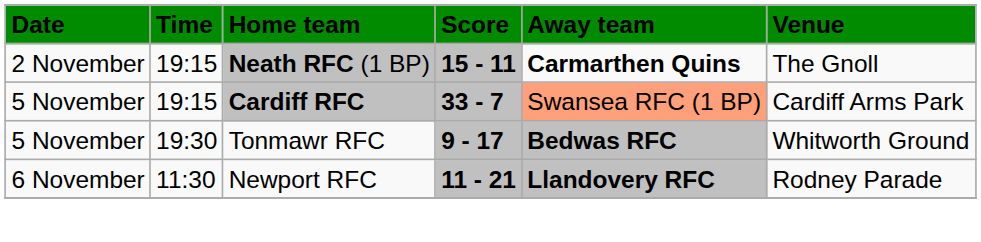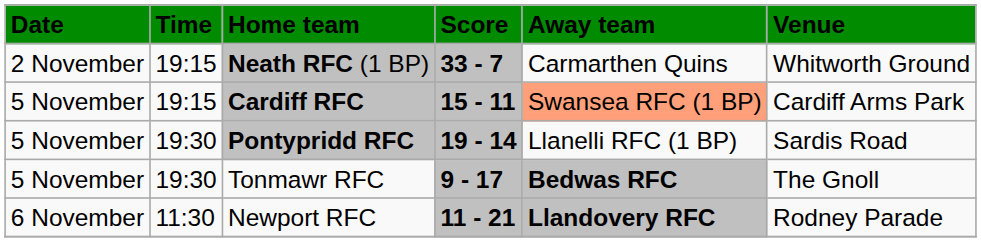(479, 63) 15 - 11 -> (472, 63) 33 - 7
(634, 63) bold -> (628, 63) normal
(825, 63) The Gnoll -> (872, 63) Whitworth Ground
(472, 102) 33 - 7 -> (478, 102) 15 - 11
+ row: (321, 140)
(871, 140) Whitworth Ground -> (826, 179) The Gnoll
